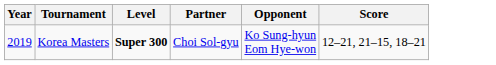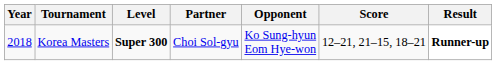+ column: (460, 14)
(20, 42) 2019 -> (20, 42) 2018
